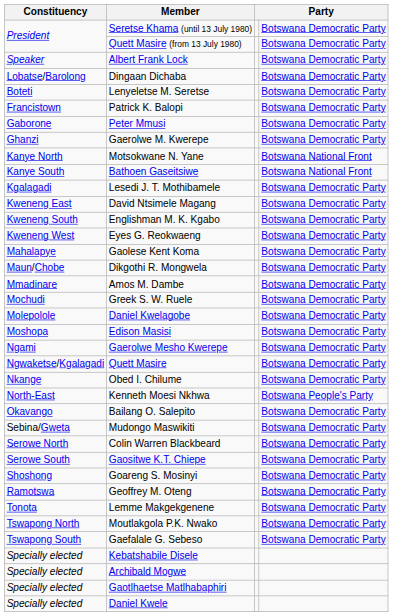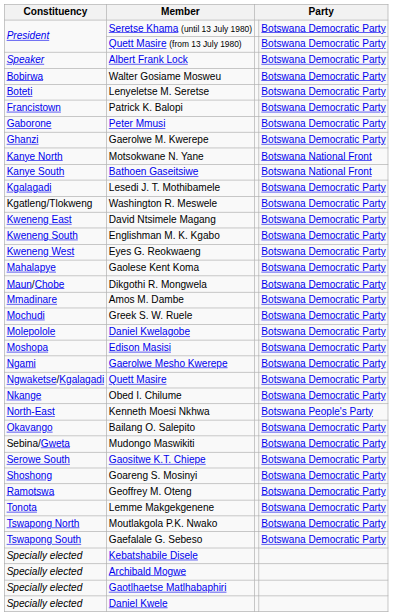+ row: (165, 76)
- row: (147, 76)
+ row: (163, 204)
- row: (165, 444)
